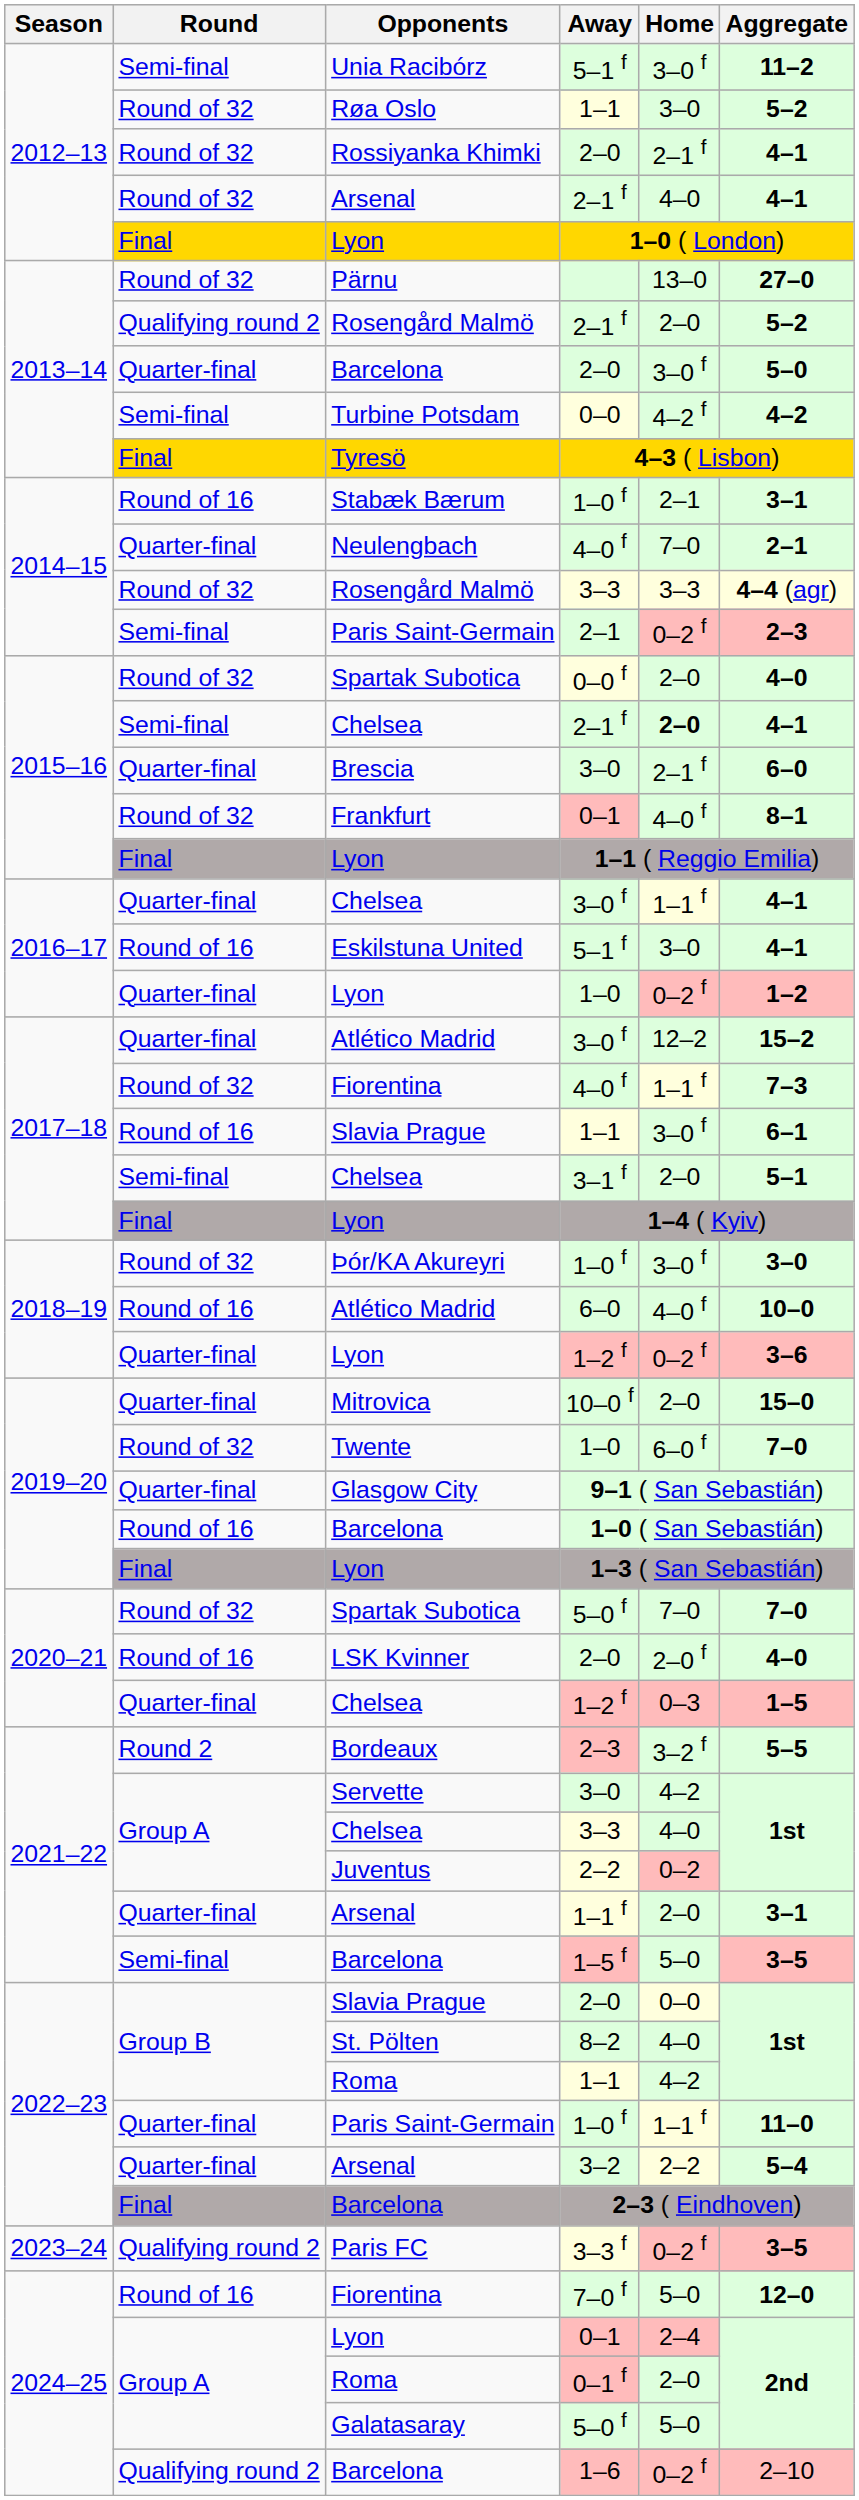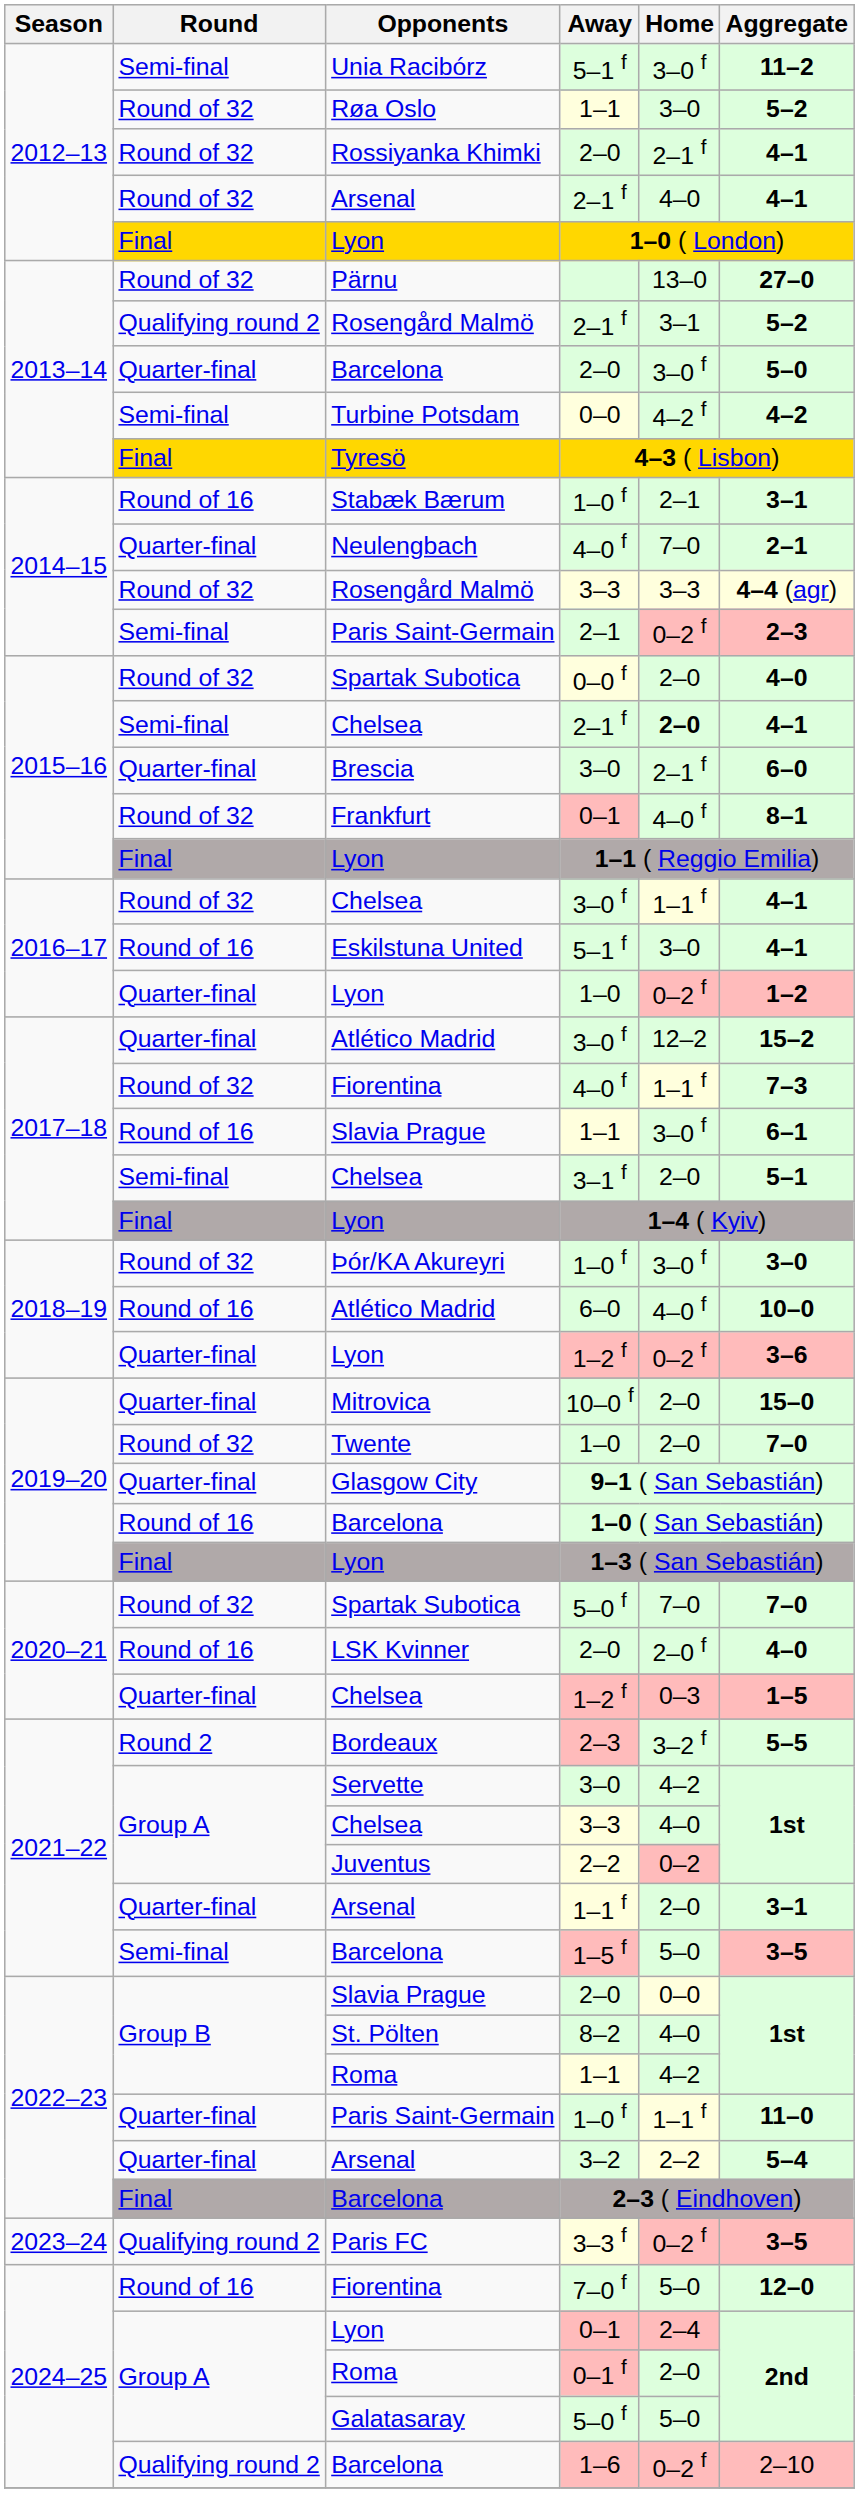(680, 322) 2–0 -> (680, 322) 3–1
(187, 901) Quarter-final -> (186, 901) Round of 32
(680, 1447) 6–0 f -> (680, 1443) 2–0
